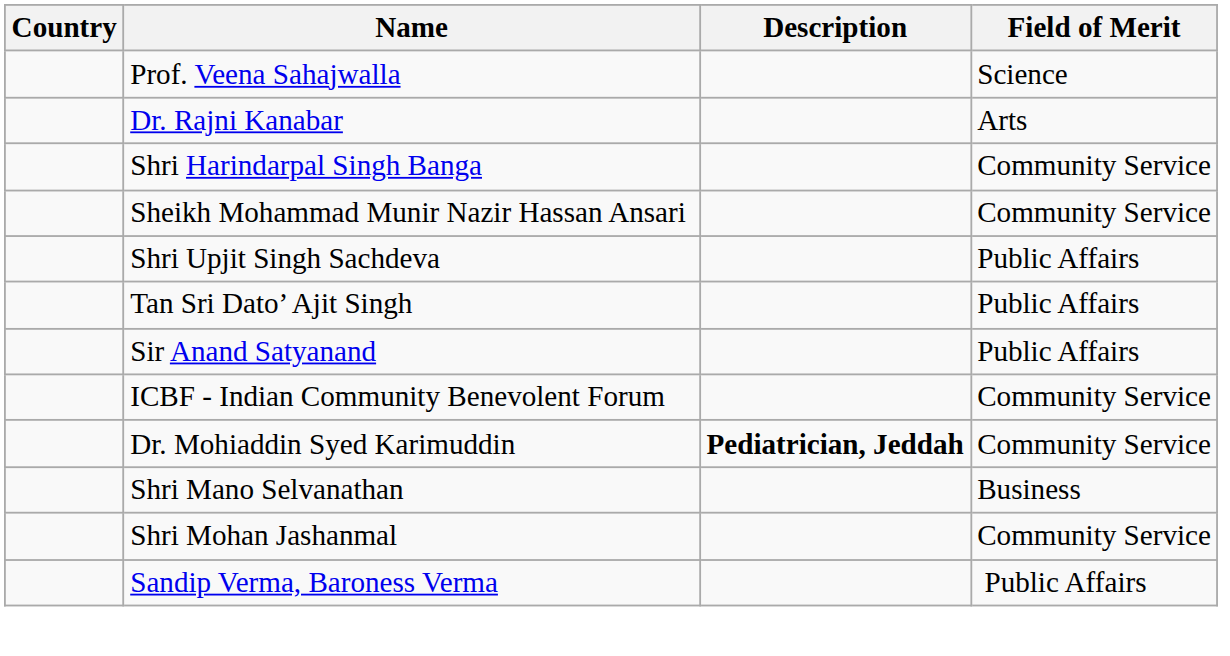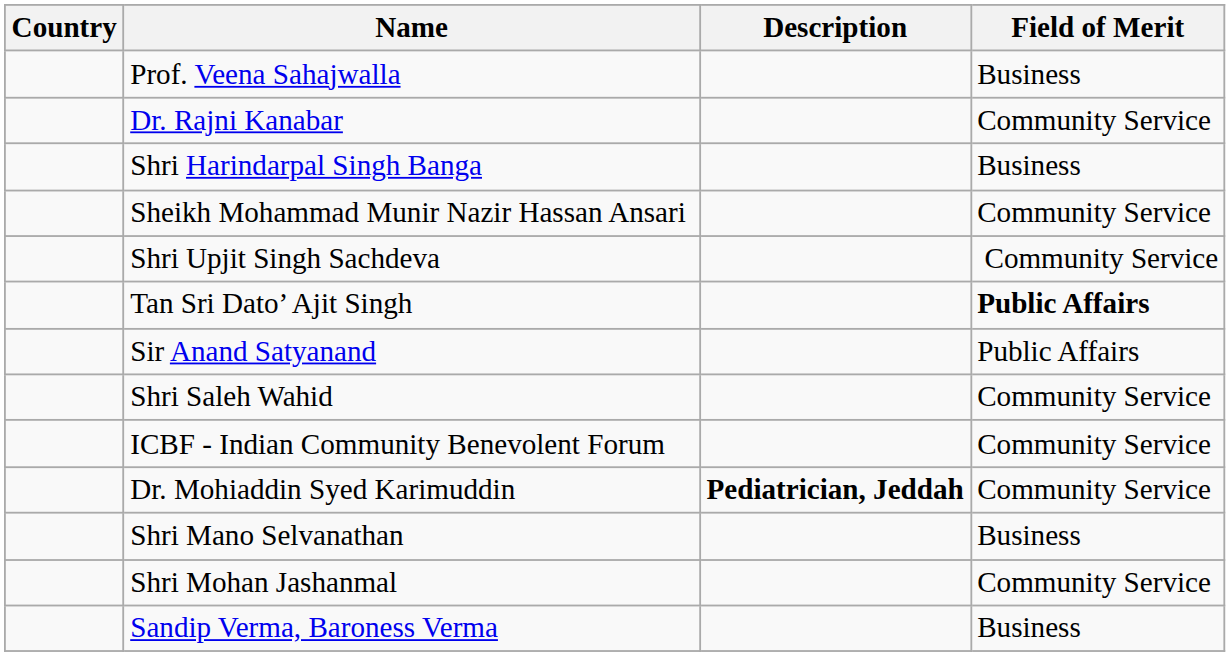(1022, 73) Science -> (1029, 73) Business
(1002, 119) Arts -> (1094, 119) Community Service
(1094, 166) Community Service -> (1029, 166) Business
(1058, 258) Public Affairs -> (1098, 258) Community Service
(1058, 304) normal -> (1063, 304) bold
+ row: (231, 397)
(1062, 581) Public Affairs -> (1029, 627) Business
